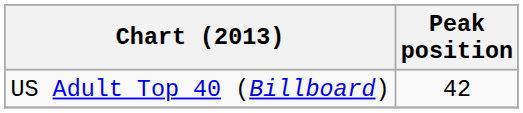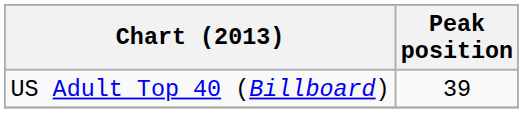(457, 89) 42 -> (457, 89) 39
